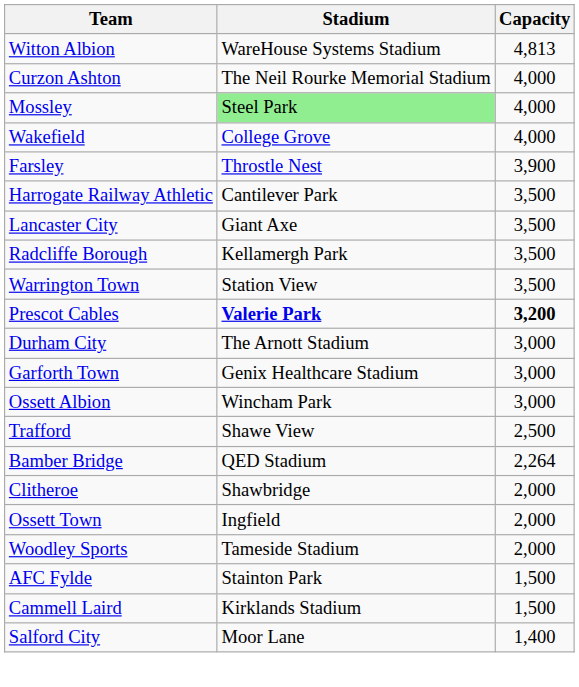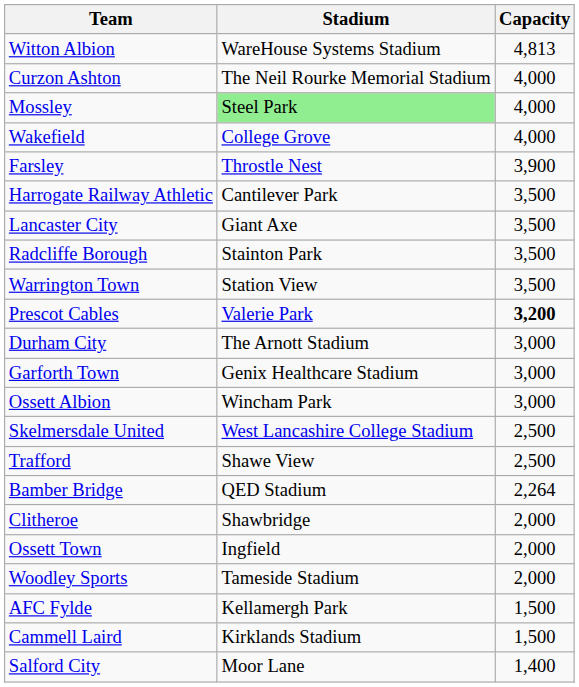(284, 254) Kellamergh Park -> (272, 254) Stainton Park
(271, 313) bold -> (267, 313) normal
+ row: (86, 431)
(272, 578) Stainton Park -> (284, 607) Kellamergh Park
